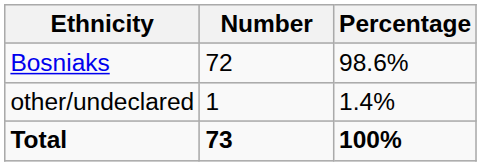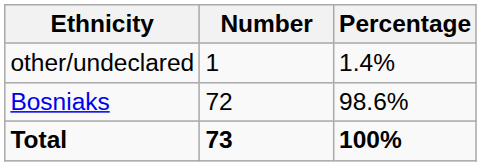rows swapped: (60, 62) <-> (102, 101)
